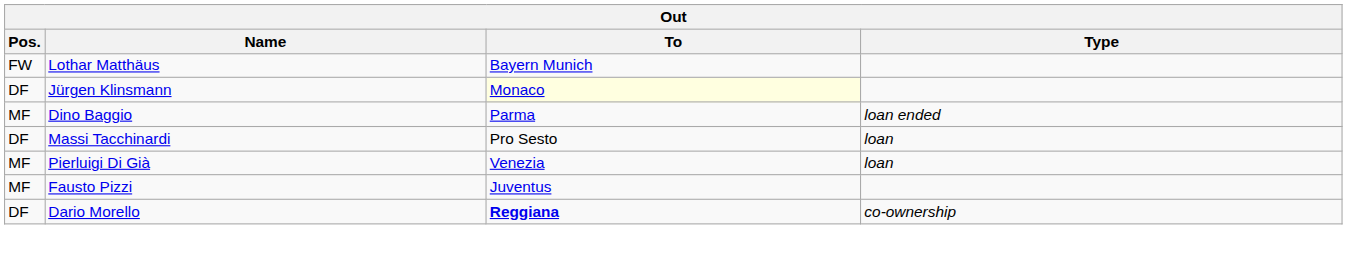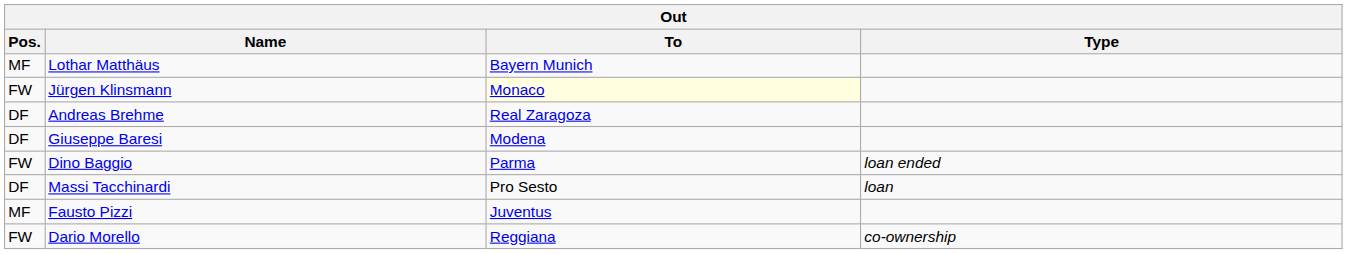(20, 66) FW -> (19, 66) MF
(18, 90) DF -> (20, 90) FW
+ row: (106, 114)
+ row: (105, 139)
(19, 114) MF -> (20, 163) FW
- row: (99, 163)
(18, 212) DF -> (20, 236) FW
(524, 212) bold -> (523, 236) normal
